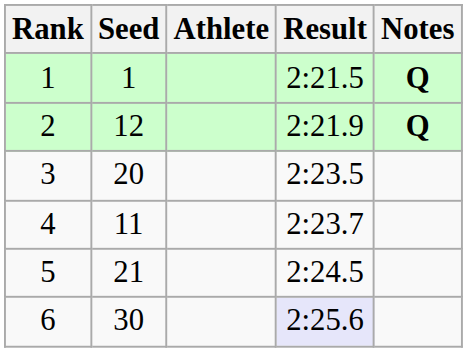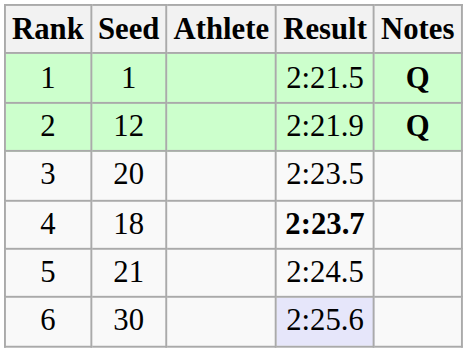(129, 223) 11 -> (129, 223) 18
(325, 223) normal -> (325, 223) bold
